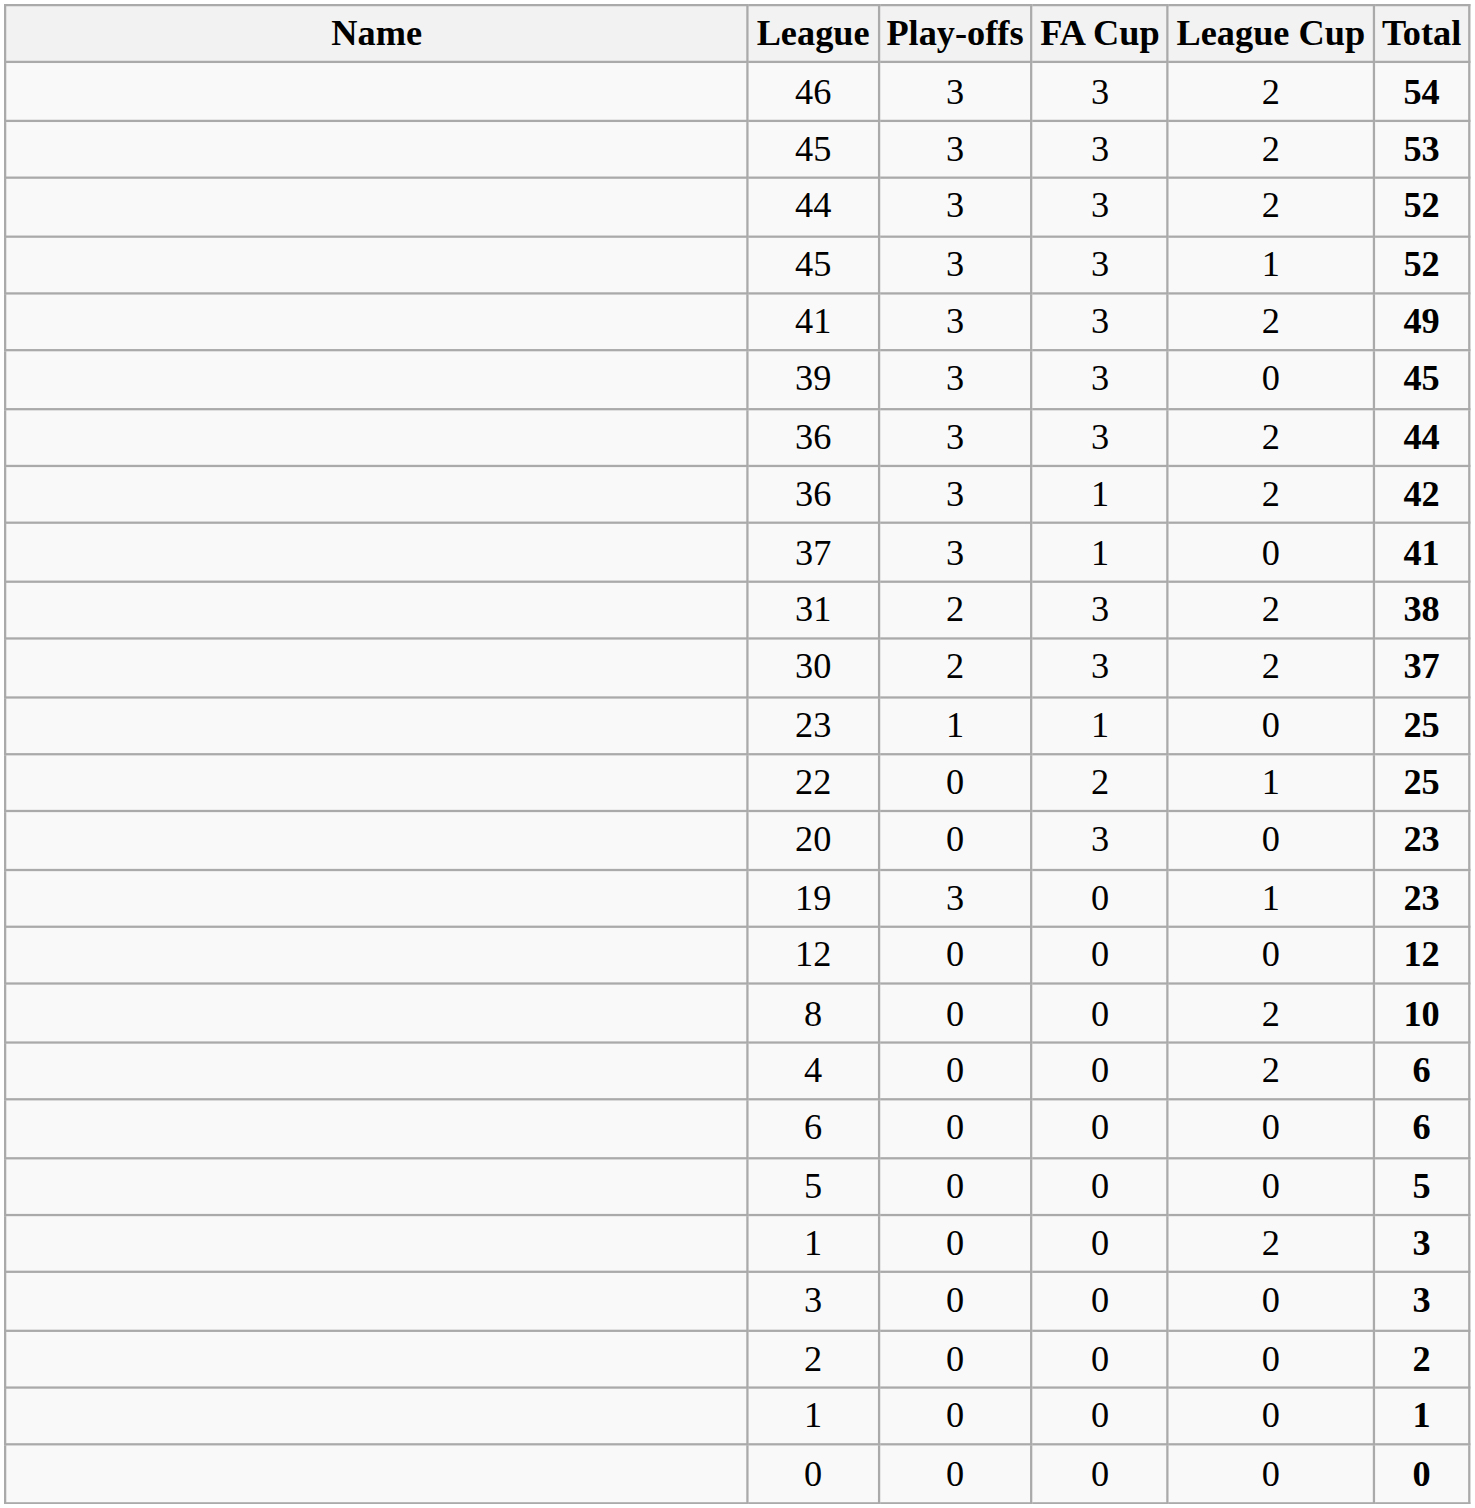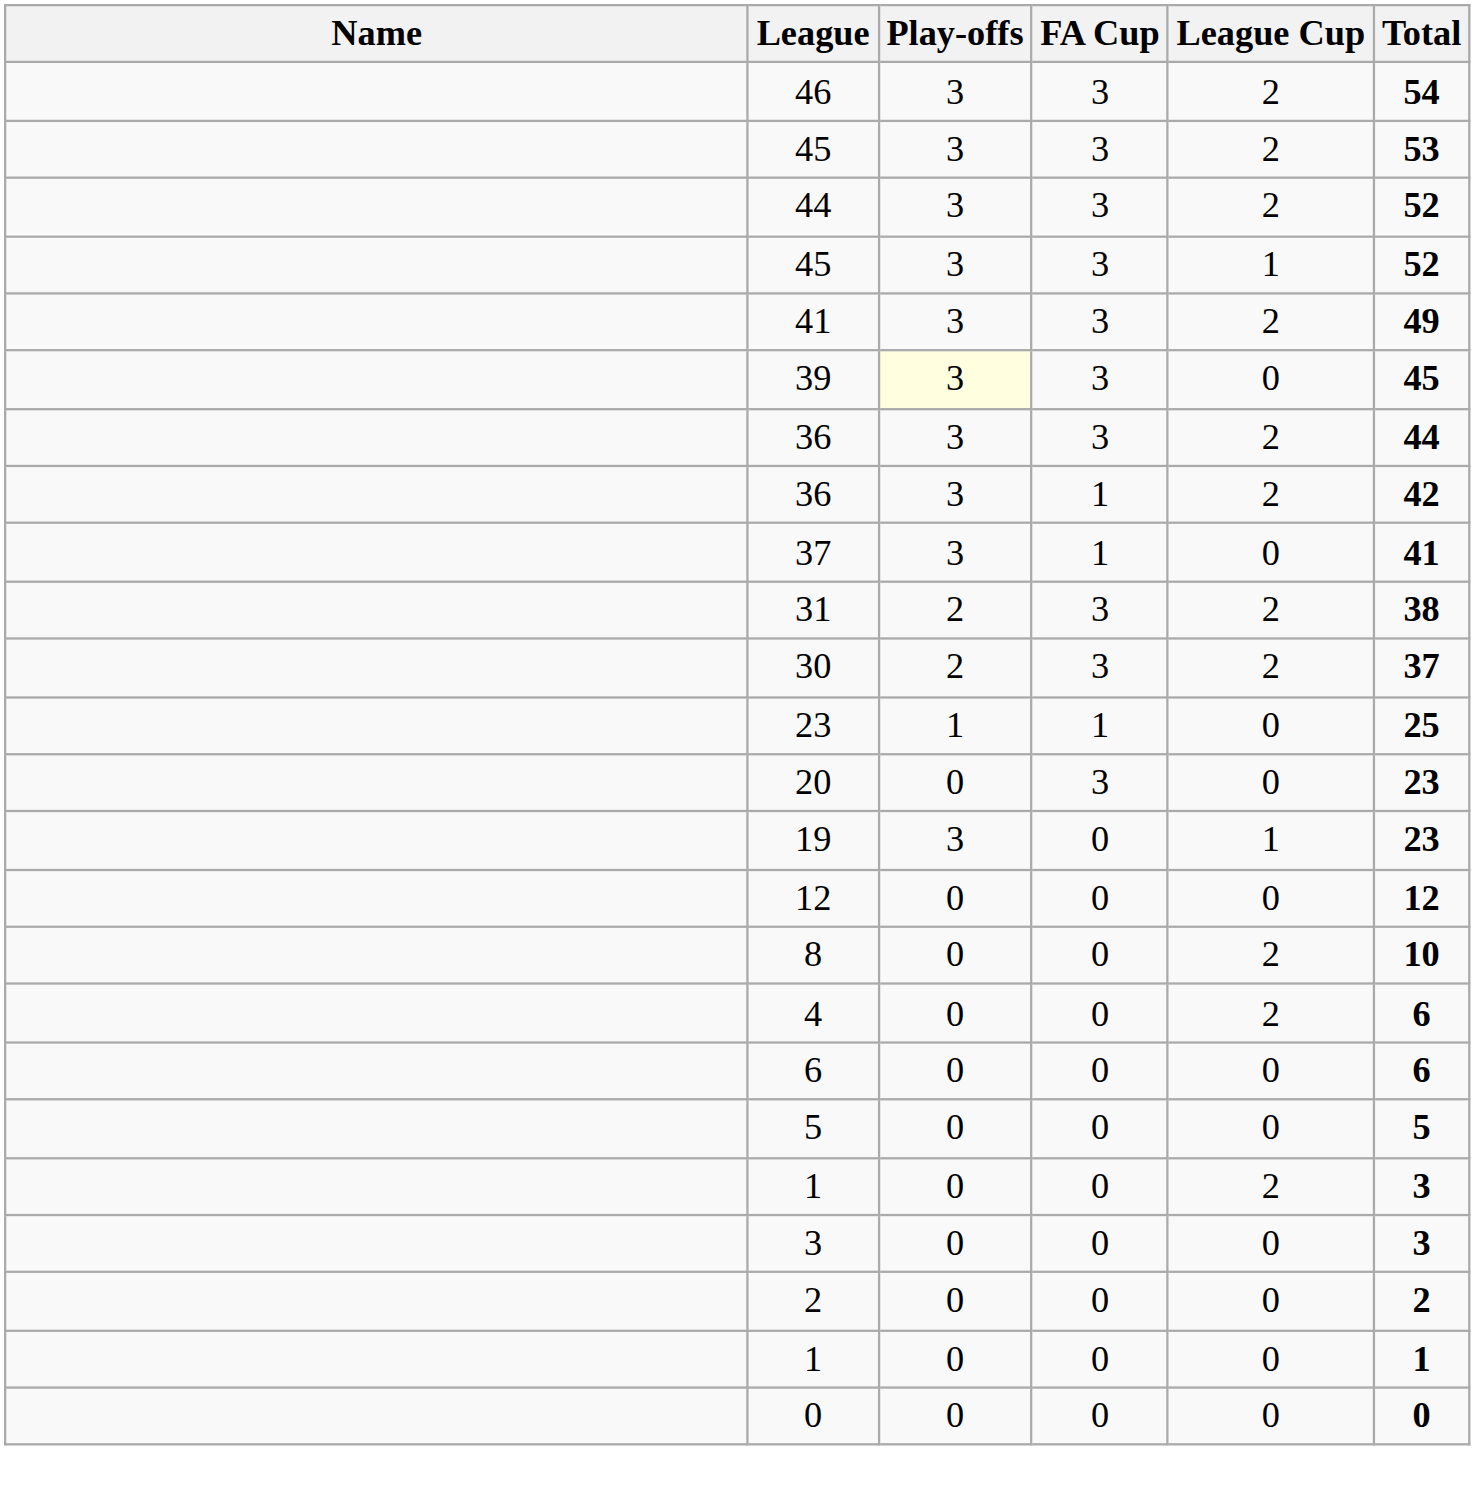(955, 378) no background -> (955, 378) lightyellow background
- row: (813, 782)
